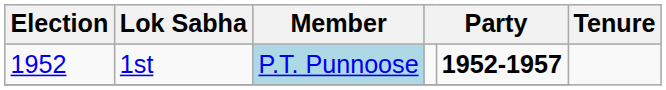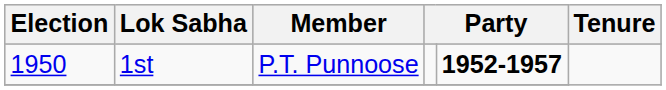(39, 64) 1952 -> (39, 64) 1950
(339, 64) lightblue background -> (339, 64) no background
